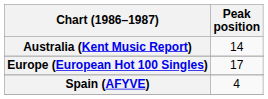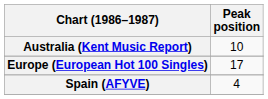(237, 46) 14 -> (237, 46) 10
